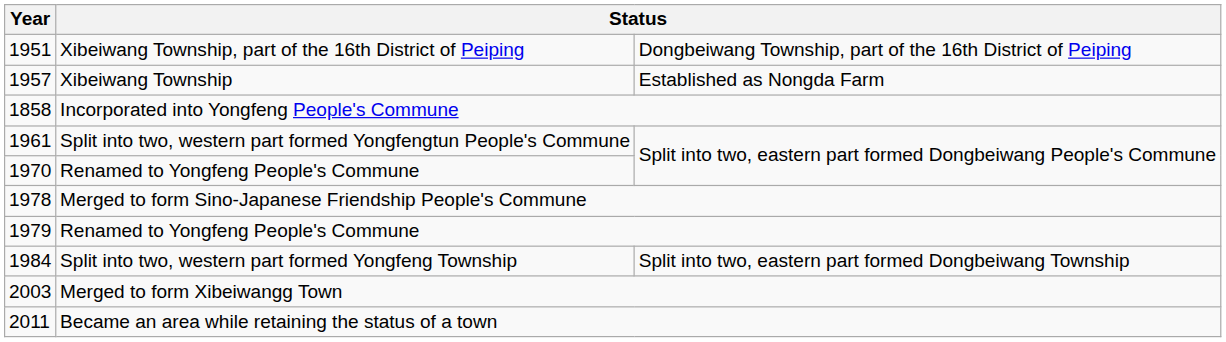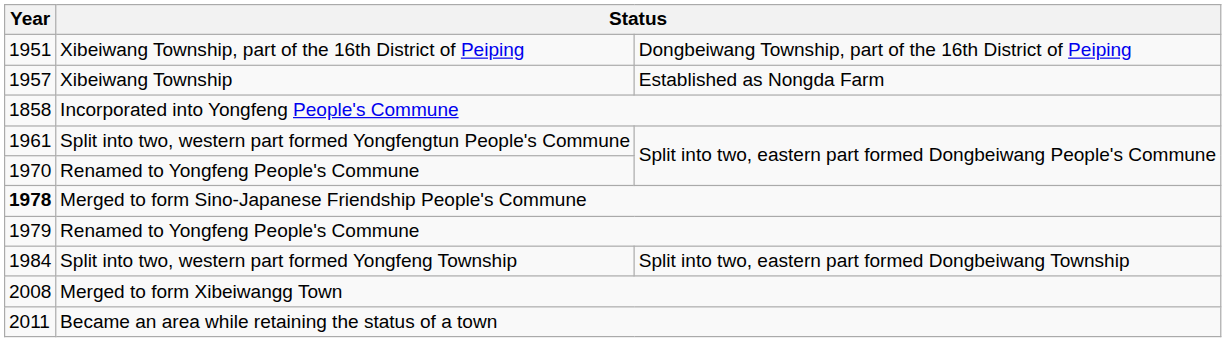(30, 200) normal -> (30, 200) bold
(30, 291) 2003 -> (30, 291) 2008
